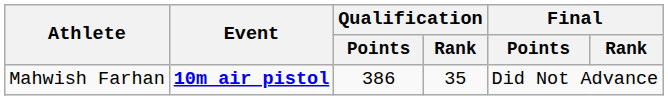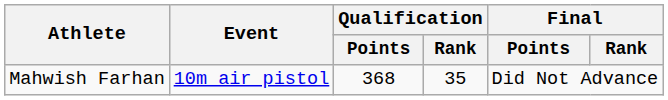(251, 79) bold -> (251, 79) normal
(379, 79) 386 -> (379, 79) 368
